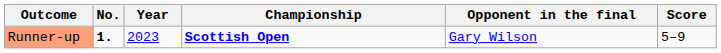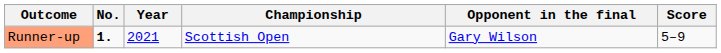(143, 37) 2023 -> (143, 37) 2021
(237, 37) bold -> (237, 37) normal
